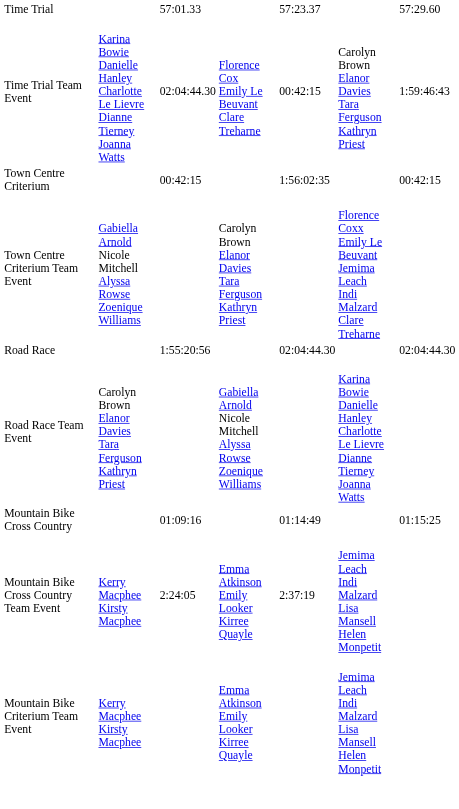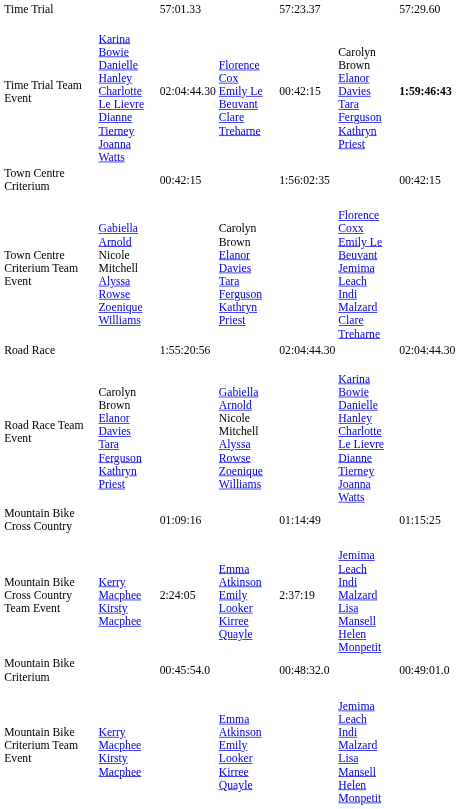(424, 91) normal -> (425, 91) bold
+ row: (39, 670)
